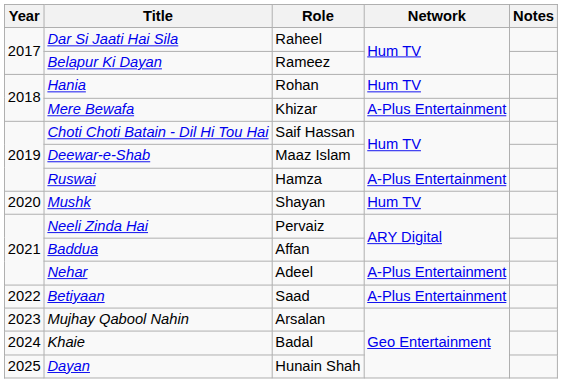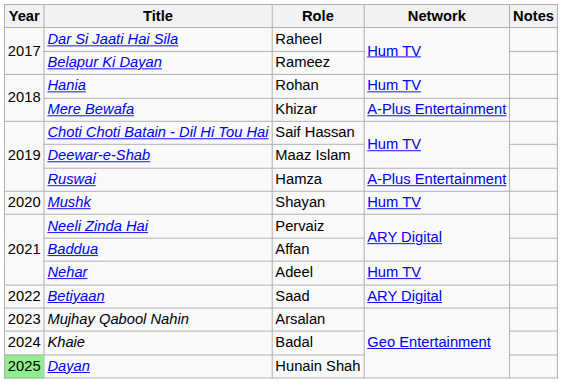(437, 272) A-Plus Entertainment -> (394, 272) Hum TV
(437, 296) A-Plus Entertainment -> (405, 296) ARY Digital
(24, 366) no background -> (24, 366) lightgreen background
